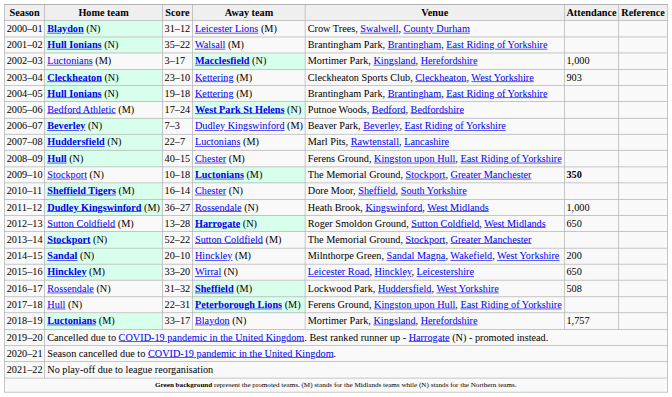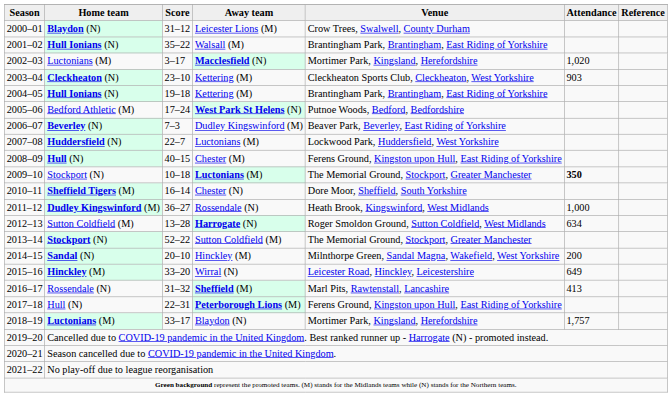(578, 61) 1,000 -> (578, 61) 1,020
(378, 142) Marl Pits, Rawtenstall, Lancashire -> (403, 142) Lockwood Park, Huddersfield, West Yorkshire
(574, 223) 650 -> (574, 223) 634
(574, 272) 650 -> (574, 272) 649
(403, 288) Lockwood Park, Huddersfield, West Yorkshire -> (378, 288) Marl Pits, Rawtenstall, Lancashire
(574, 288) 508 -> (574, 288) 413
